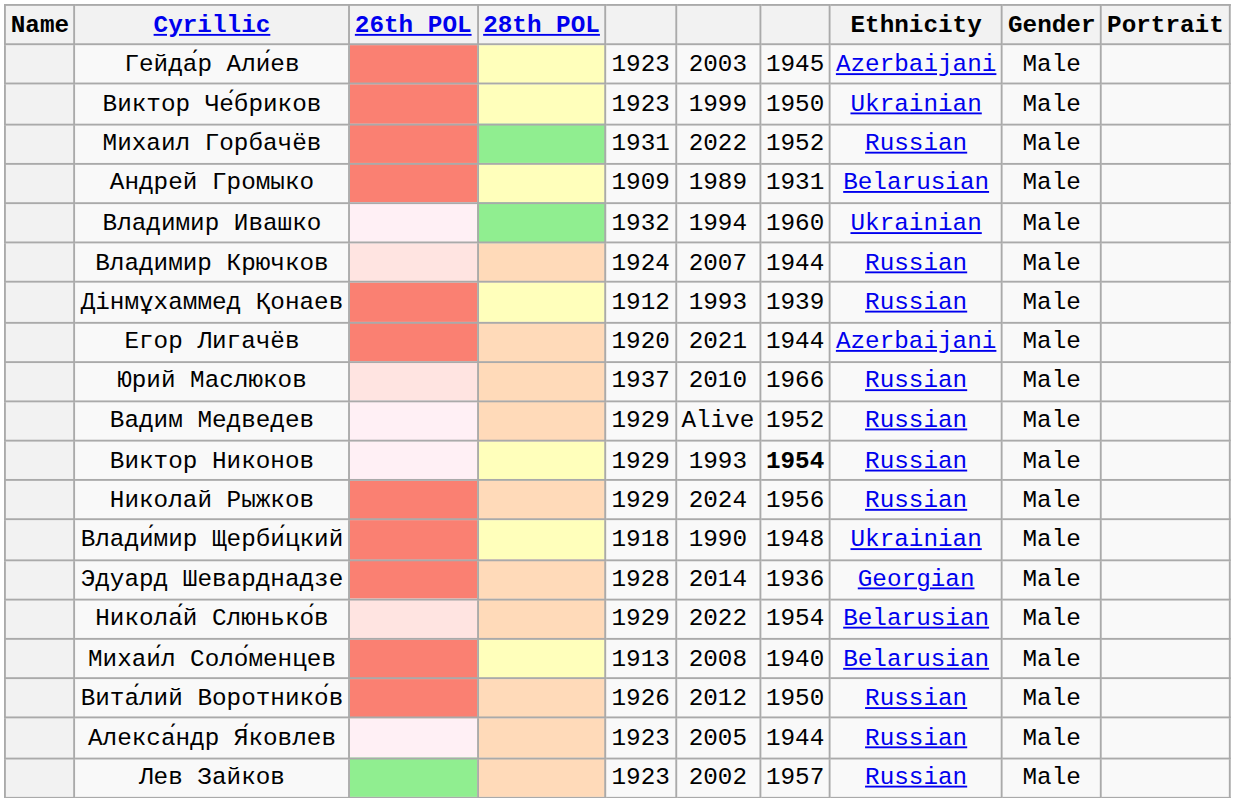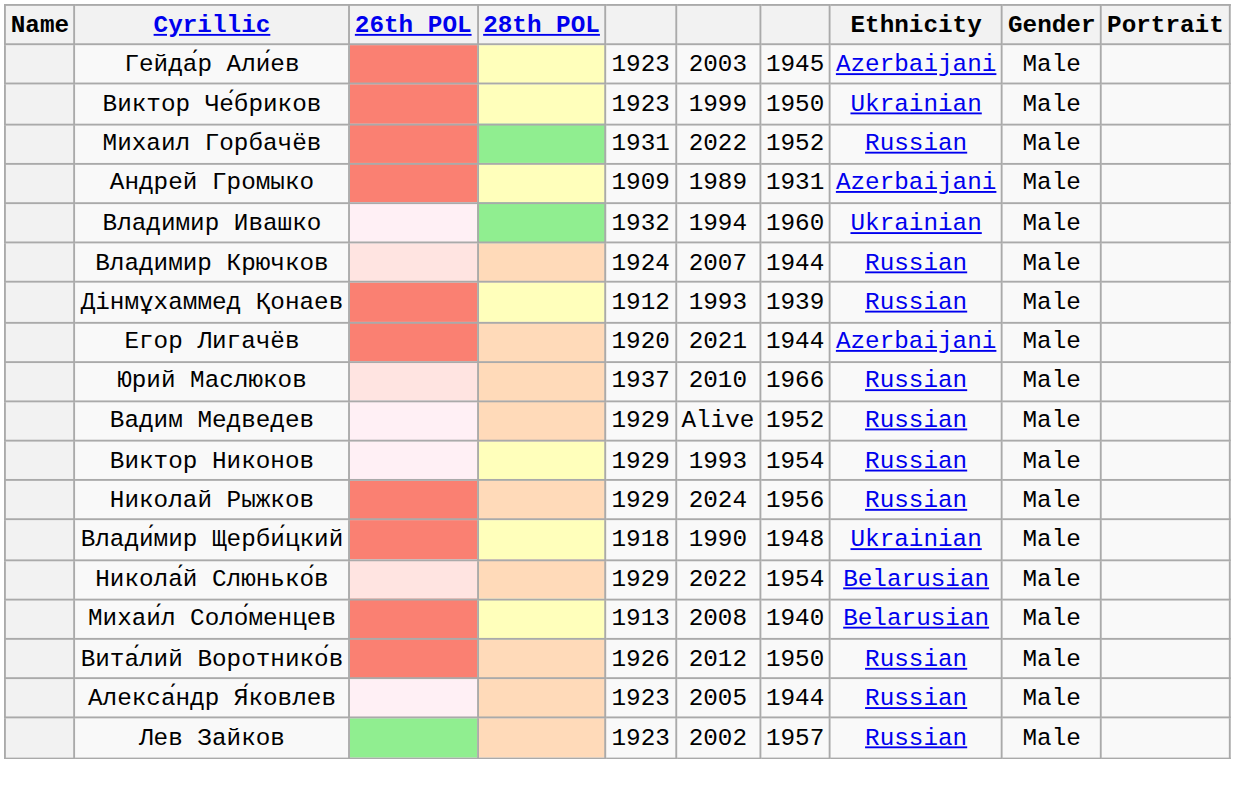(916, 183) Belarusian -> (916, 183) Azerbaijani
(795, 461) bold -> (795, 461) normal
- row: (212, 579)
